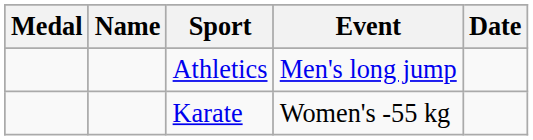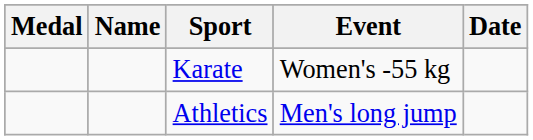rows swapped: (208, 113) <-> (220, 69)
